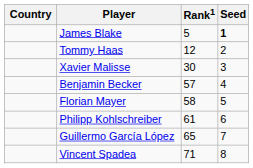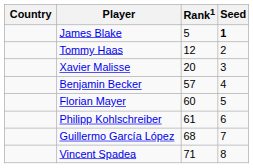(190, 67) 30 -> (190, 67) 20
(190, 102) 58 -> (190, 102) 60
(190, 136) 65 -> (190, 136) 68
